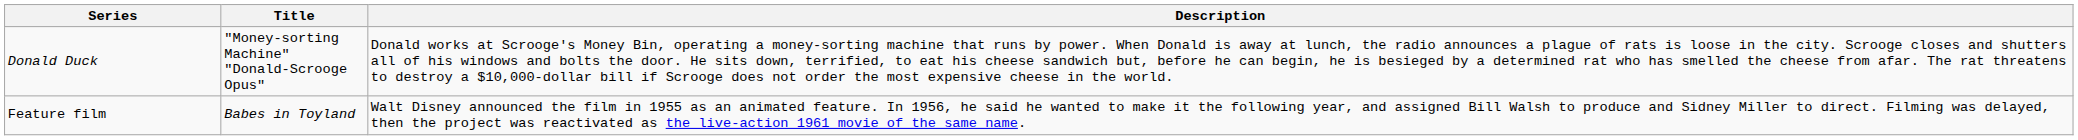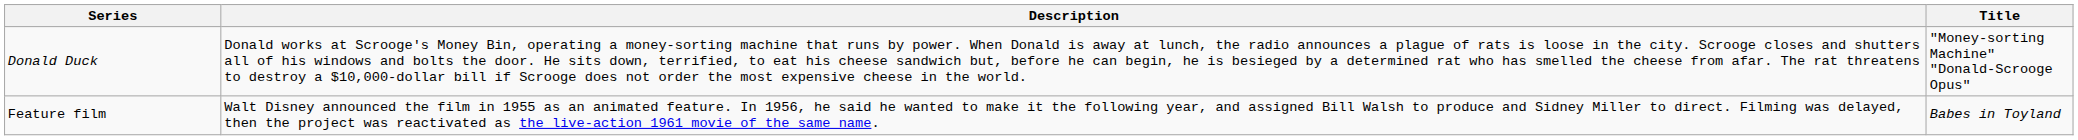columns swapped: (294, 16) <-> (1220, 16)
